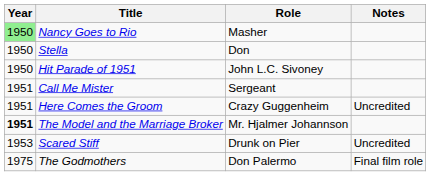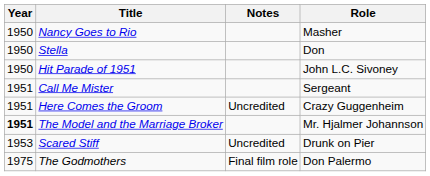columns swapped: (288, 13) <-> (388, 13)
(20, 32) lightgreen background -> (20, 32) no background
